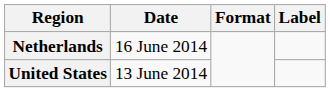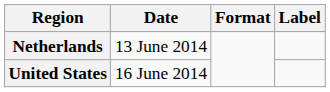(161, 45) 16 June 2014 -> (161, 45) 13 June 2014
(161, 73) 13 June 2014 -> (161, 73) 16 June 2014
